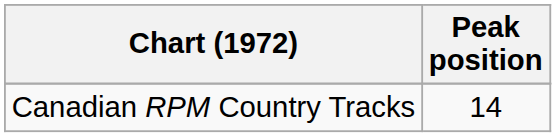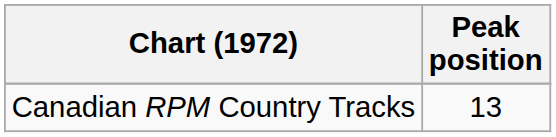(486, 107) 14 -> (486, 107) 13
